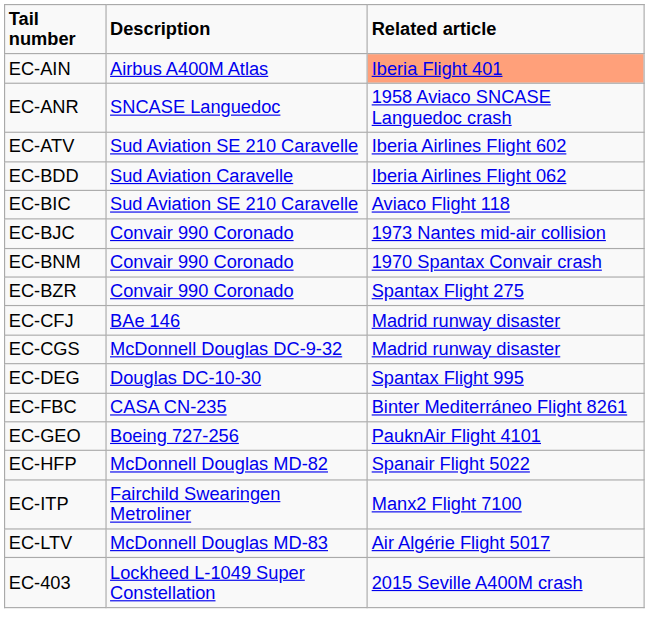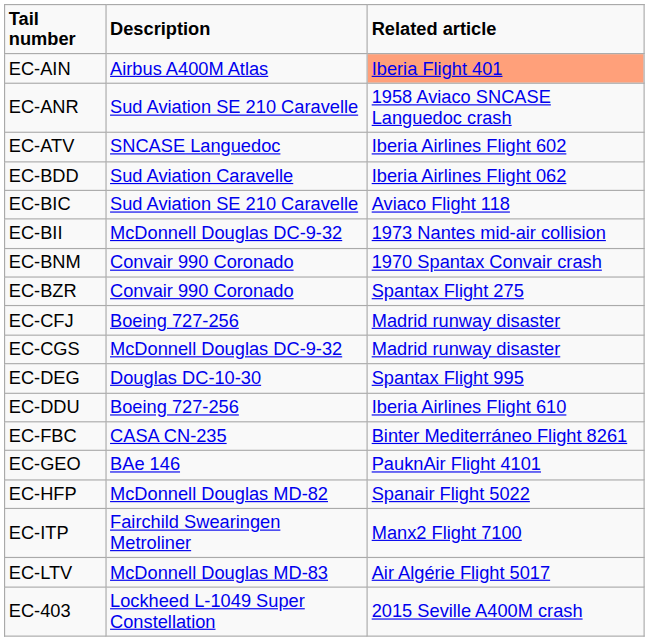(195, 107) SNCASE Languedoc -> (234, 107) Sud Aviation SE 210 Caravelle
(234, 146) Sud Aviation SE 210 Caravelle -> (195, 146) SNCASE Languedoc
+ row: (36, 233)
- row: (42, 233)
(145, 320) BAe 146 -> (174, 320) Boeing 727-256
+ row: (44, 407)
(174, 436) Boeing 727-256 -> (145, 464) BAe 146
